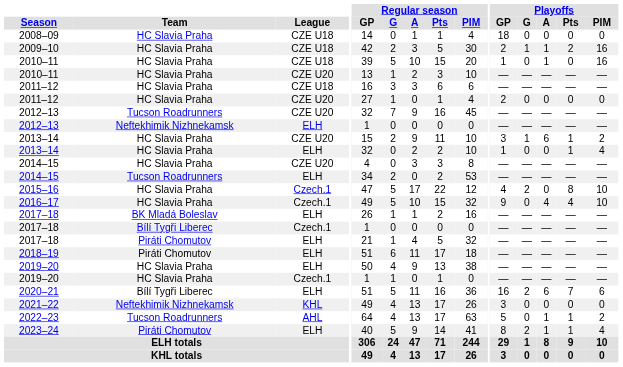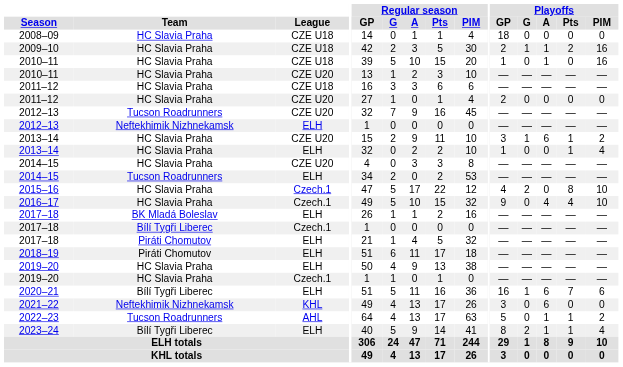(527, 292) 2 -> (527, 292) 1
(546, 304) 0 -> (546, 304) 6
(175, 330) Piráti Chomutov -> (175, 330) Bílí Tygři Liberec
